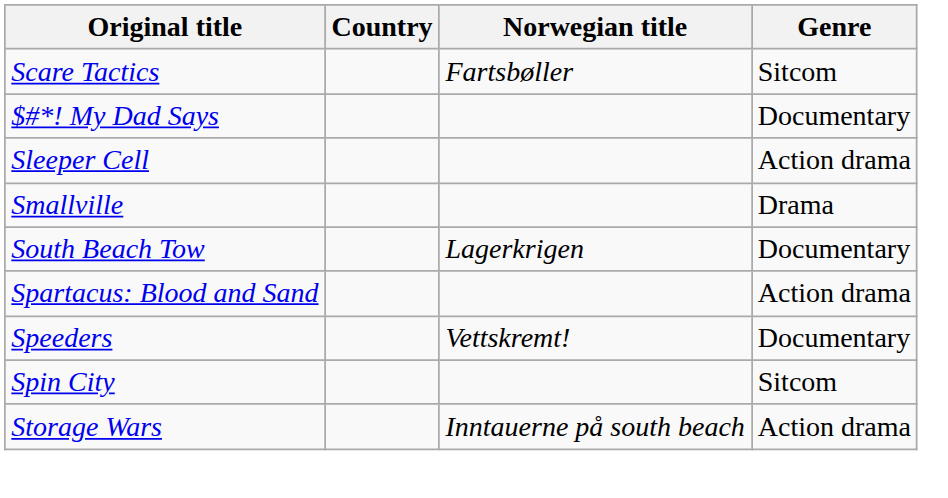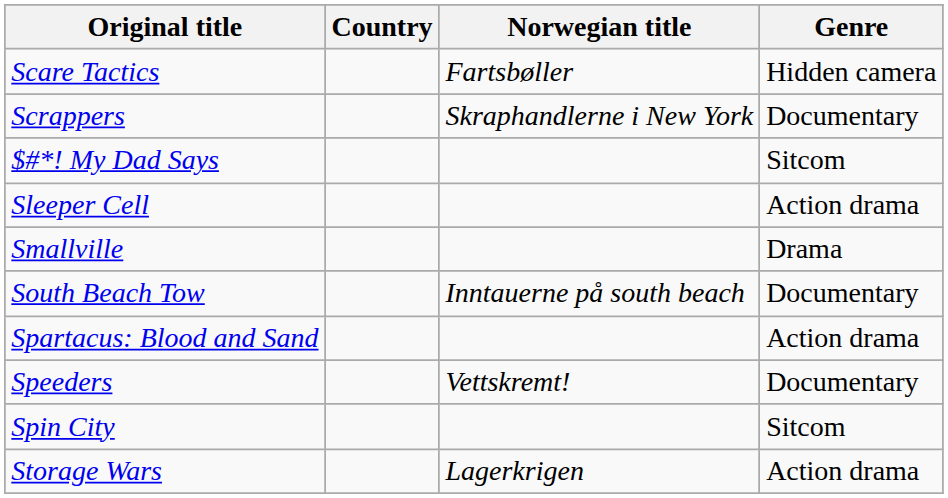(797, 71) Sitcom -> (851, 71) Hidden camera
+ row: (68, 115)
(834, 115) Documentary -> (806, 159) Sitcom
(515, 248) Lagerkrigen -> (595, 293) Inntauerne på south beach
(595, 426) Inntauerne på south beach -> (515, 470) Lagerkrigen
